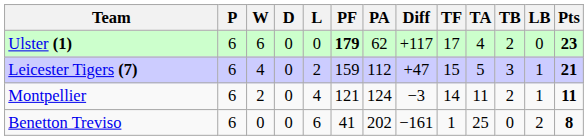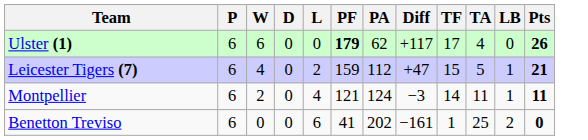- column: (510, 17)
(569, 43) 23 -> (539, 43) 26
(569, 122) 8 -> (539, 122) 0
